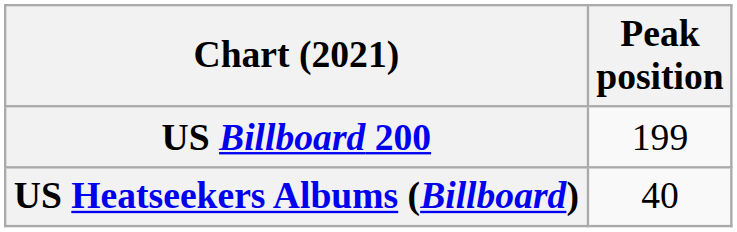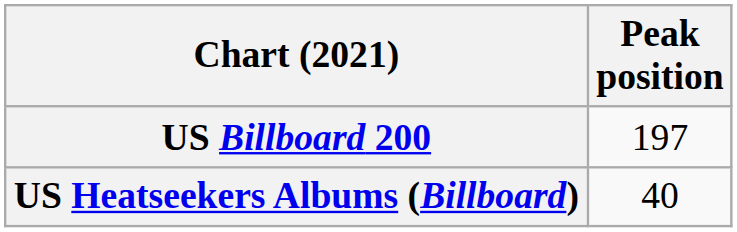(660, 136) 199 -> (660, 136) 197
